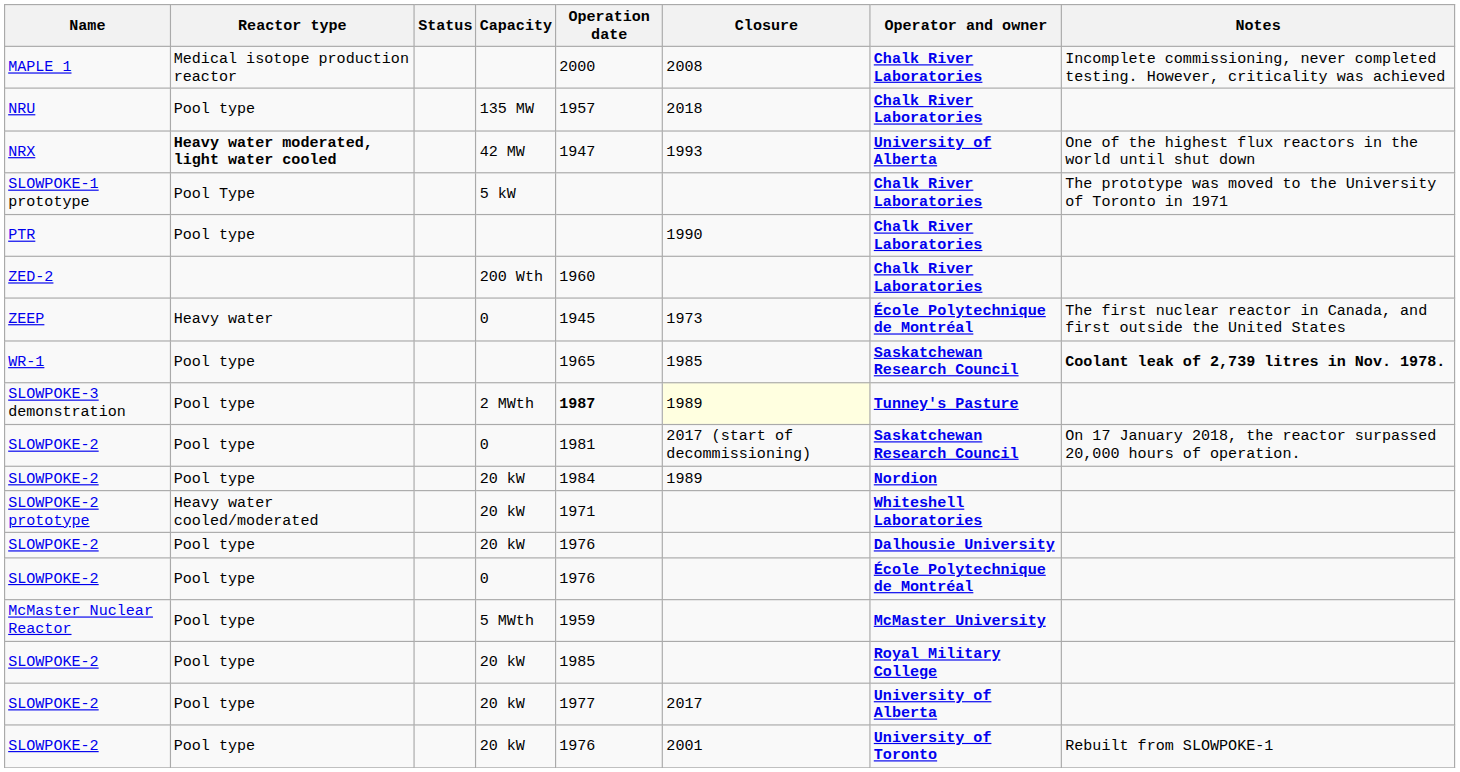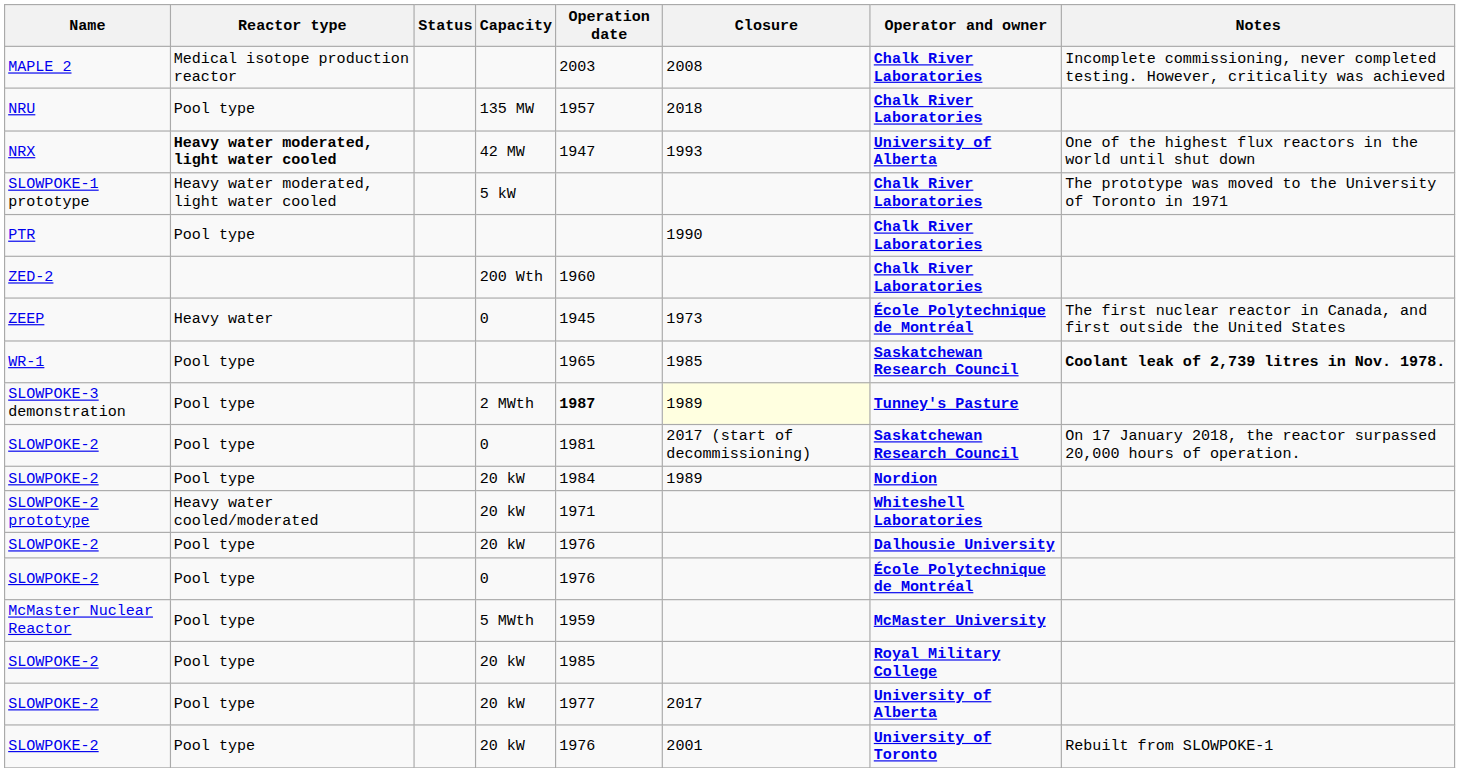- row: (40, 68)
+ row: (40, 68)
(214, 193) Pool Type -> (273, 193) Heavy water moderated, light water cooled
